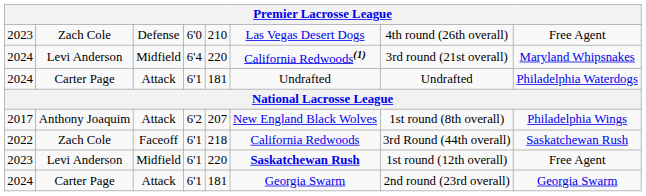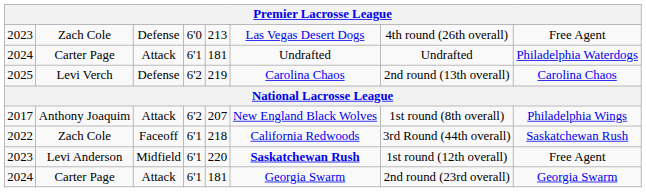(217, 34) 210 -> (217, 34) 213
- row: (20, 56)
+ row: (20, 75)
